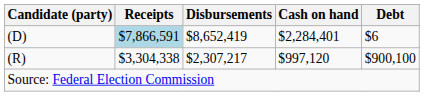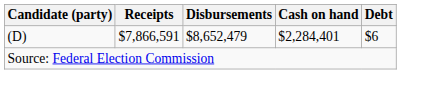(149, 36) lightblue background -> (149, 36) no background
(217, 36) $8,652,419 -> (217, 36) $8,652,479
- row: (17, 58)
